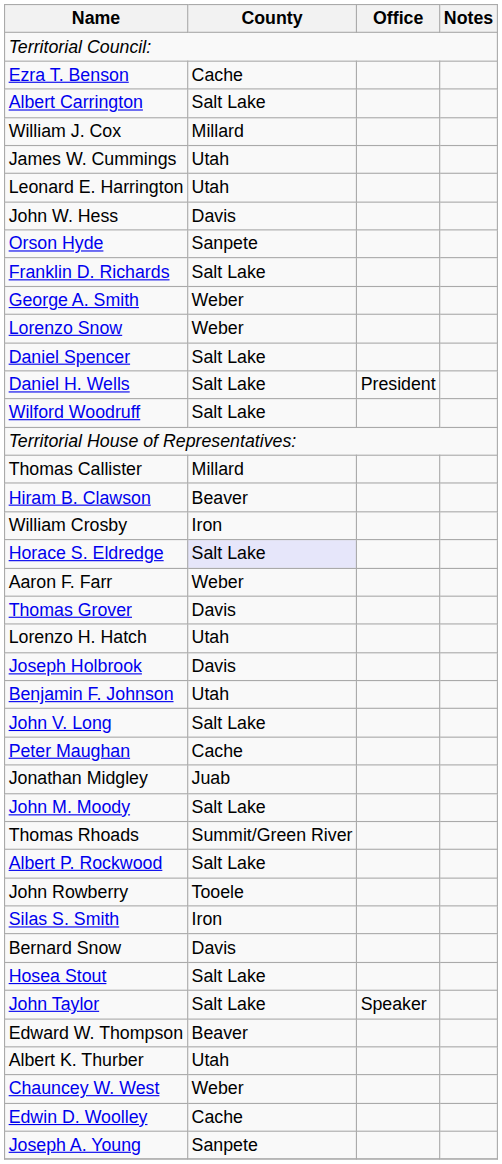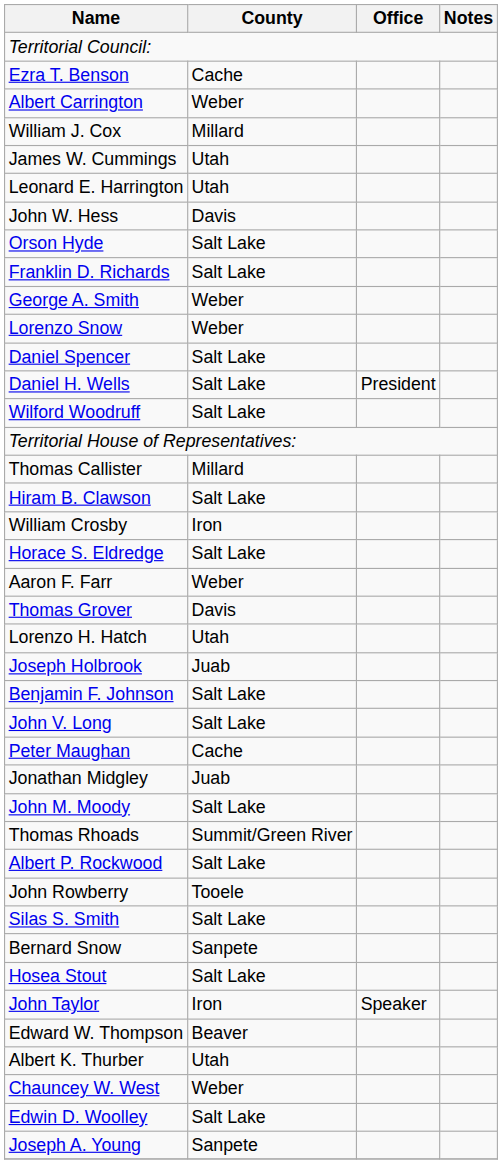(229, 103) Salt Lake -> (218, 103) Weber
(225, 243) Sanpete -> (229, 243) Salt Lake
(220, 497) Beaver -> (229, 497) Salt Lake
(229, 553) lavender background -> (229, 553) no background
(214, 666) Davis -> (211, 666) Juab
(210, 694) Utah -> (229, 694) Salt Lake
(207, 919) Iron -> (229, 919) Salt Lake
(214, 948) Davis -> (225, 948) Sanpete
(229, 1004) Salt Lake -> (207, 1004) Iron
(217, 1117) Cache -> (229, 1117) Salt Lake
